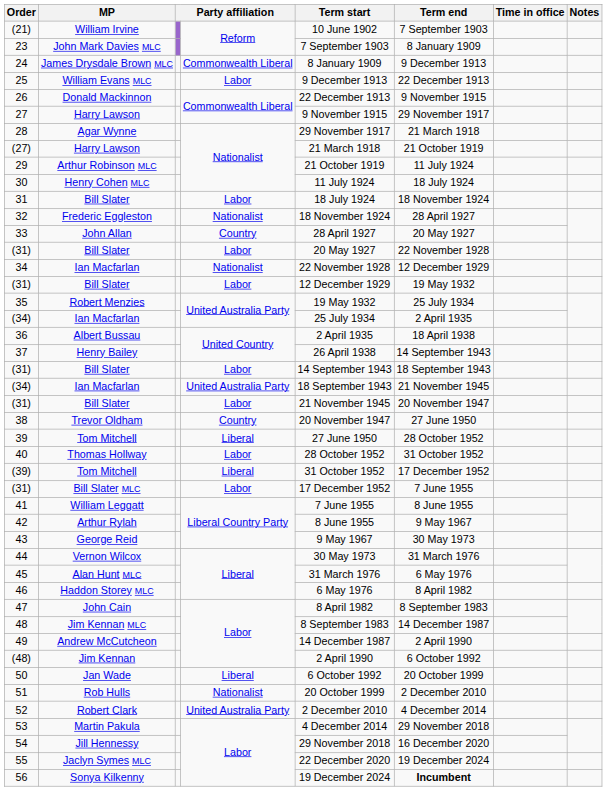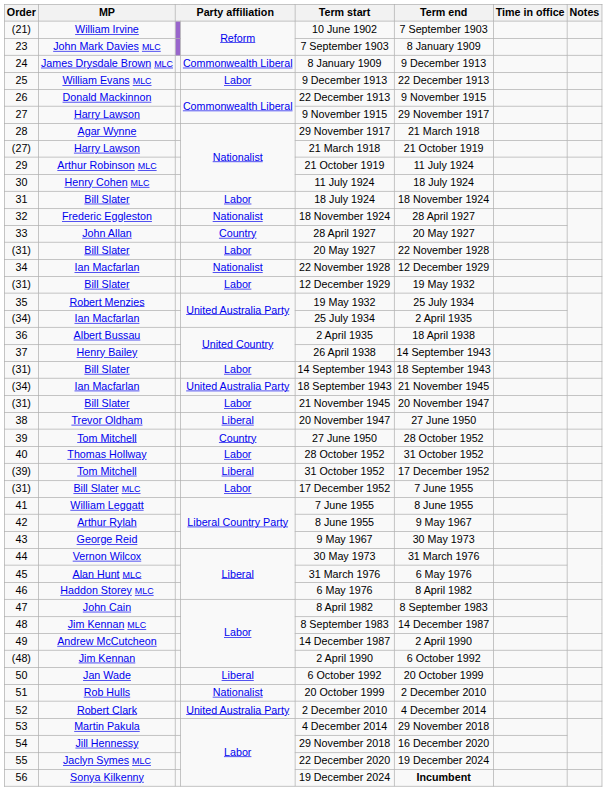(238, 421) Country -> (238, 421) Liberal
(238, 438) Liberal -> (238, 438) Country
